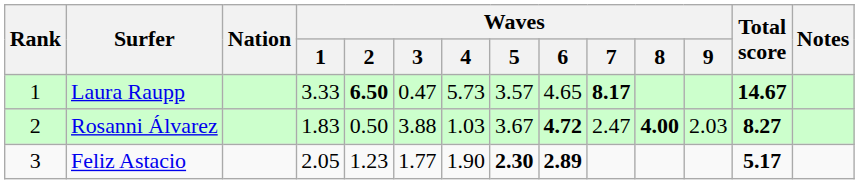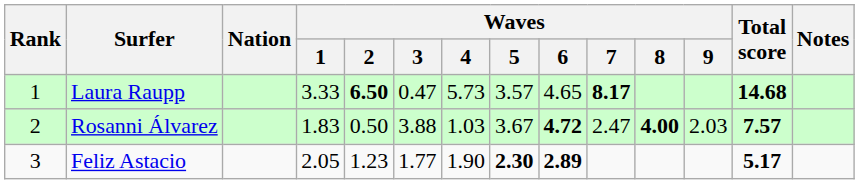(762, 91) 14.67 -> (762, 91) 14.68
(762, 126) 8.27 -> (762, 126) 7.57
